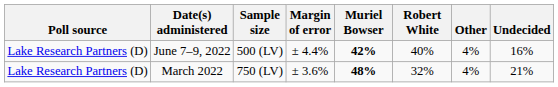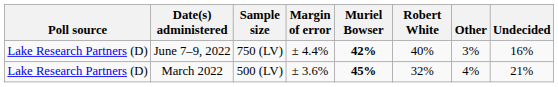(260, 51) 500 (LV) -> (260, 51) 750 (LV)
(471, 51) 4% -> (471, 51) 3%
(260, 72) 750 (LV) -> (260, 72) 500 (LV)
(364, 72) 48% -> (364, 72) 45%
